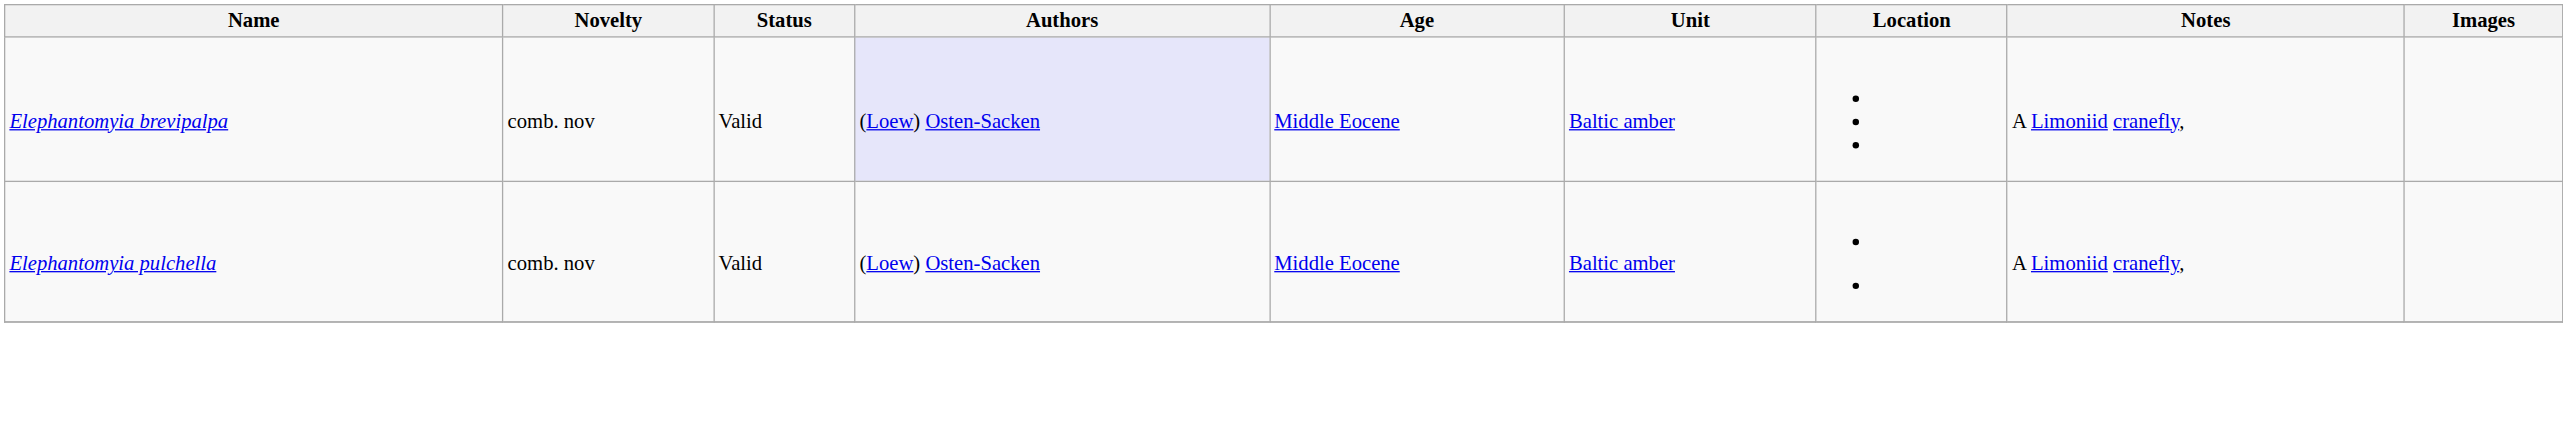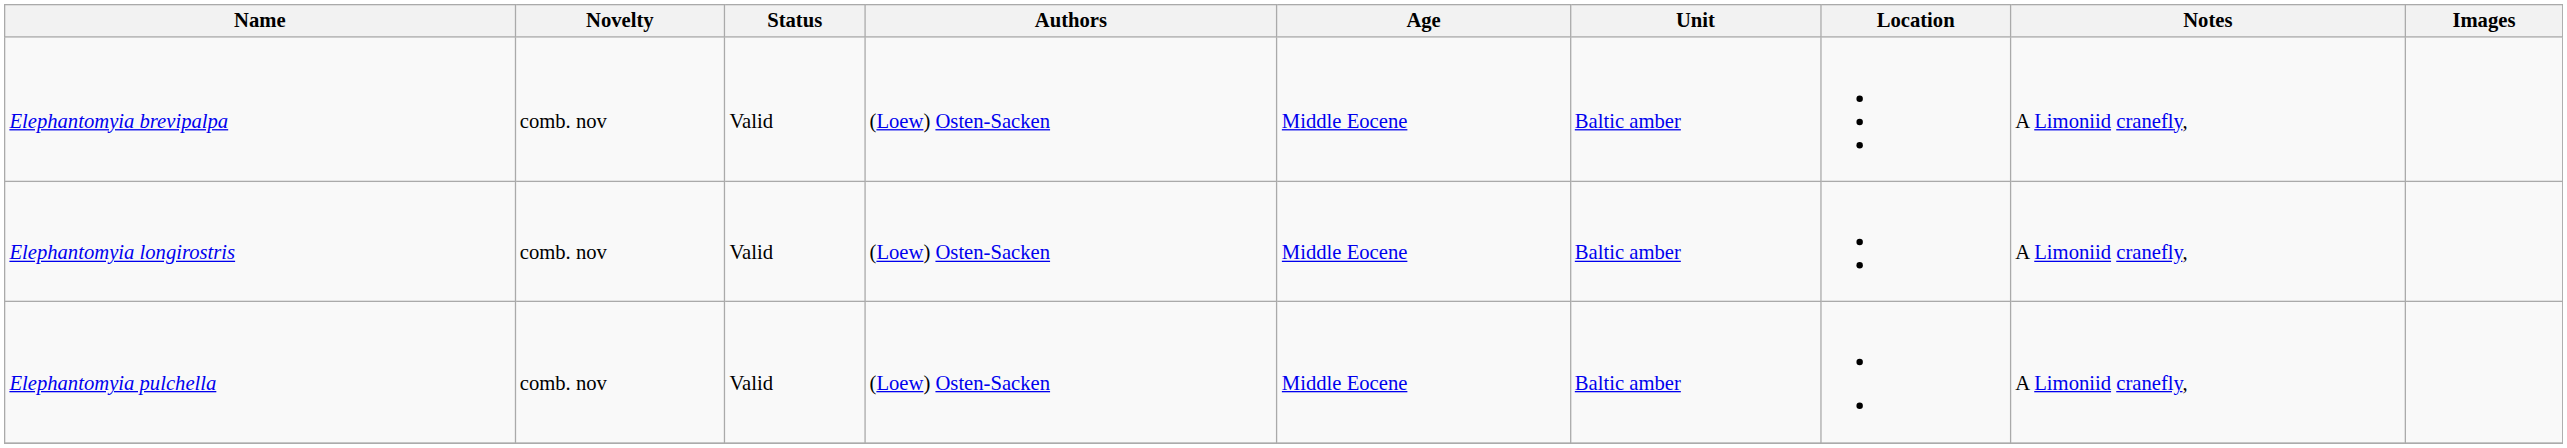(950, 120) lavender background -> (960, 120) no background
+ row: (122, 252)
